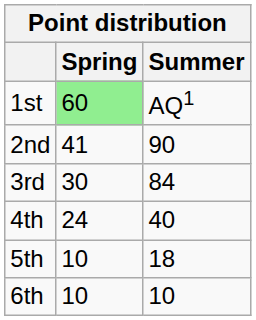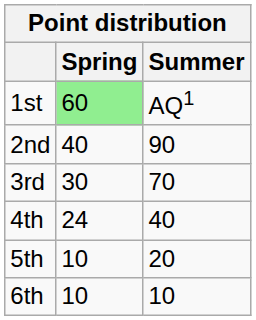(75, 144) 41 -> (75, 144) 40
(162, 182) 84 -> (162, 182) 70
(162, 258) 18 -> (162, 258) 20
